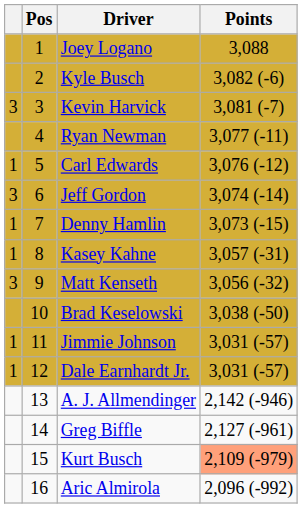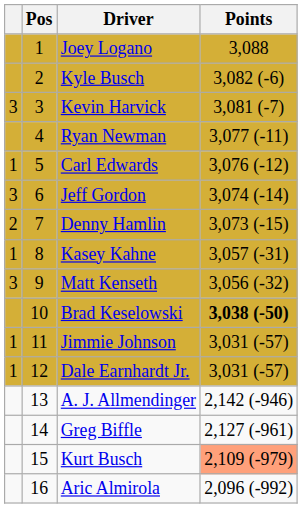(13, 224) 1 -> (13, 224) 2
(249, 312) normal -> (249, 312) bold
